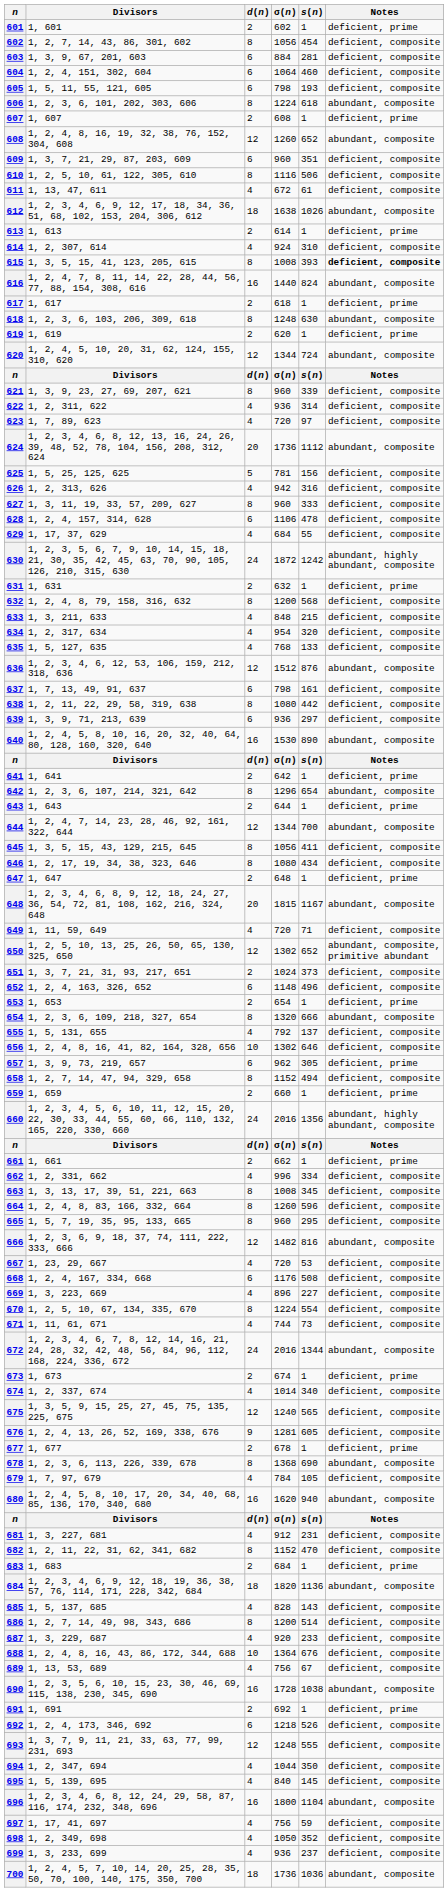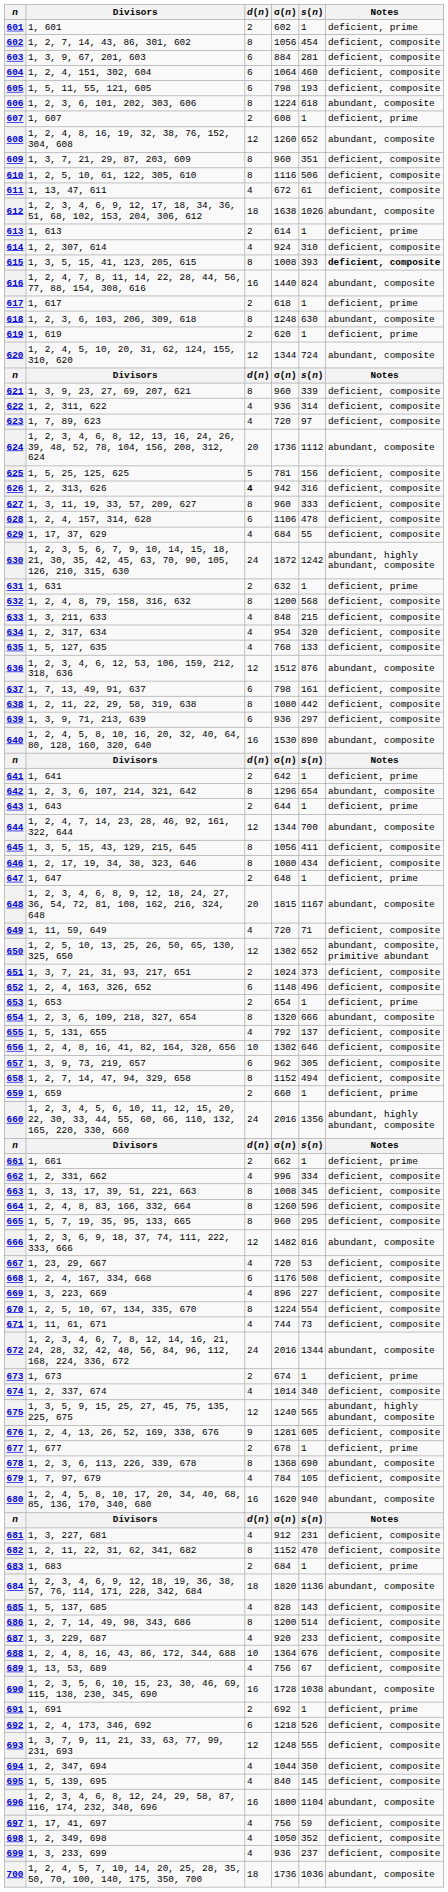(250, 160) 6 -> (250, 160) 8
(250, 489) normal -> (250, 489) bold
(373, 1063) deficient, prime -> (384, 1063) deficient, composite
(384, 1412) deficient, composite -> (381, 1412) abundant, highly abundant, composite
